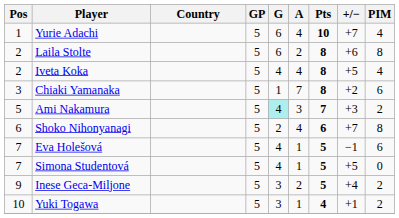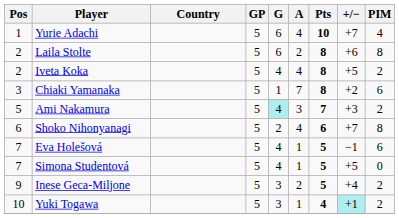(380, 71) 4 -> (380, 71) 2
(351, 204) no background -> (351, 204) paleturquoise background
